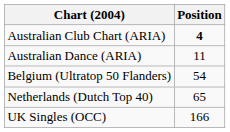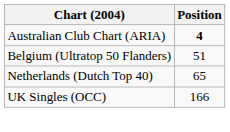- row: (74, 55)
(199, 76) 54 -> (199, 55) 51
